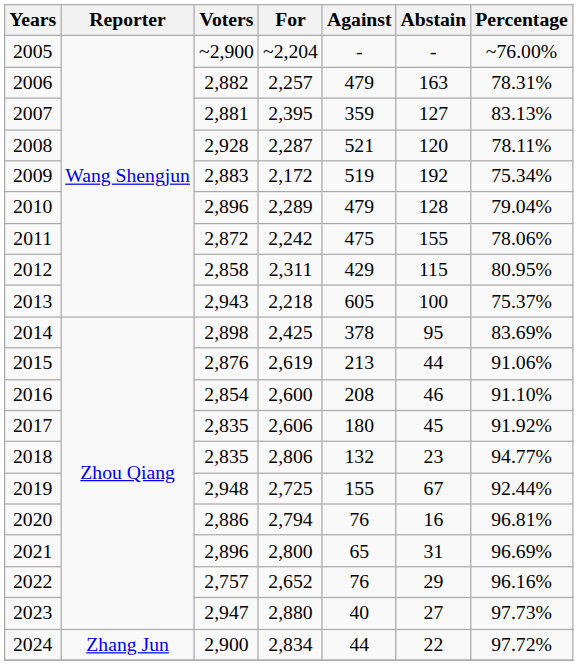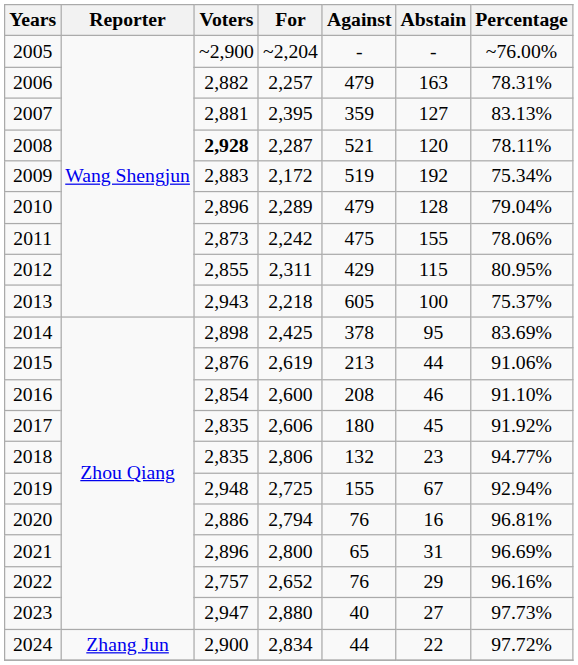(226, 144) normal -> (226, 144) bold
(226, 238) 2,872 -> (226, 238) 2,873
(226, 269) 2,858 -> (226, 269) 2,855
(522, 488) 92.44% -> (522, 488) 92.94%
